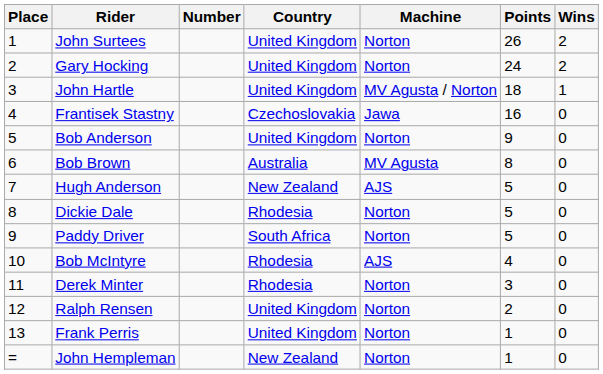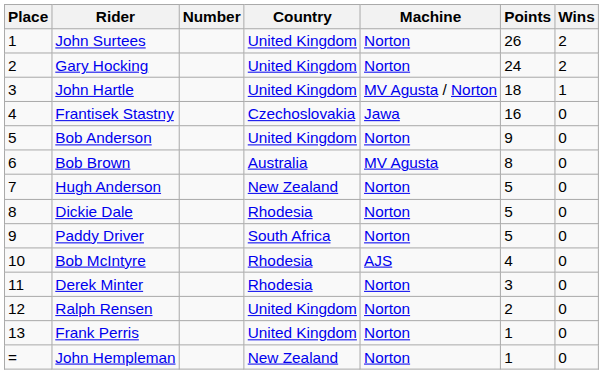(378, 187) AJS -> (387, 187) Norton
